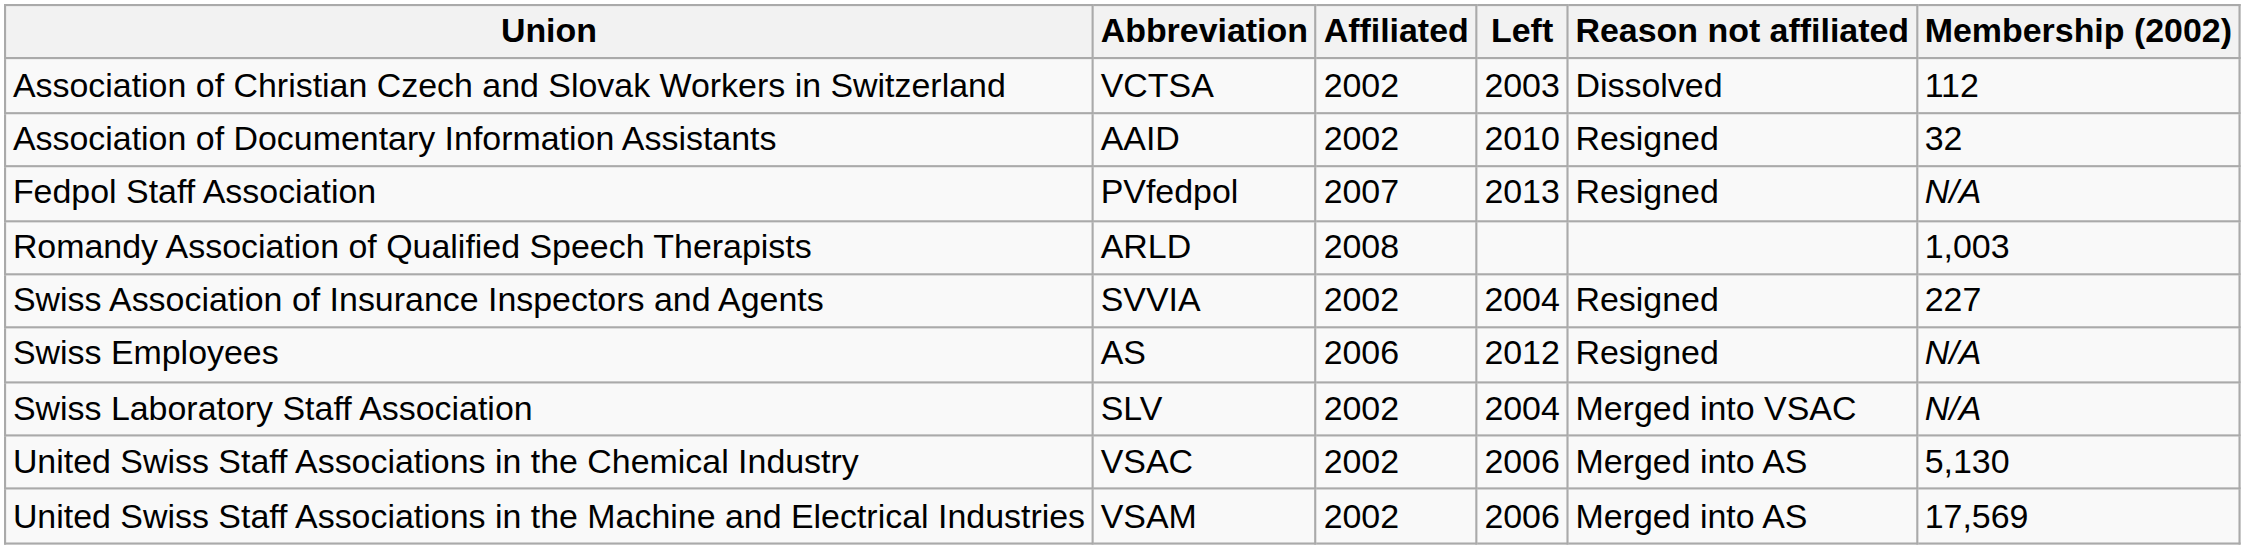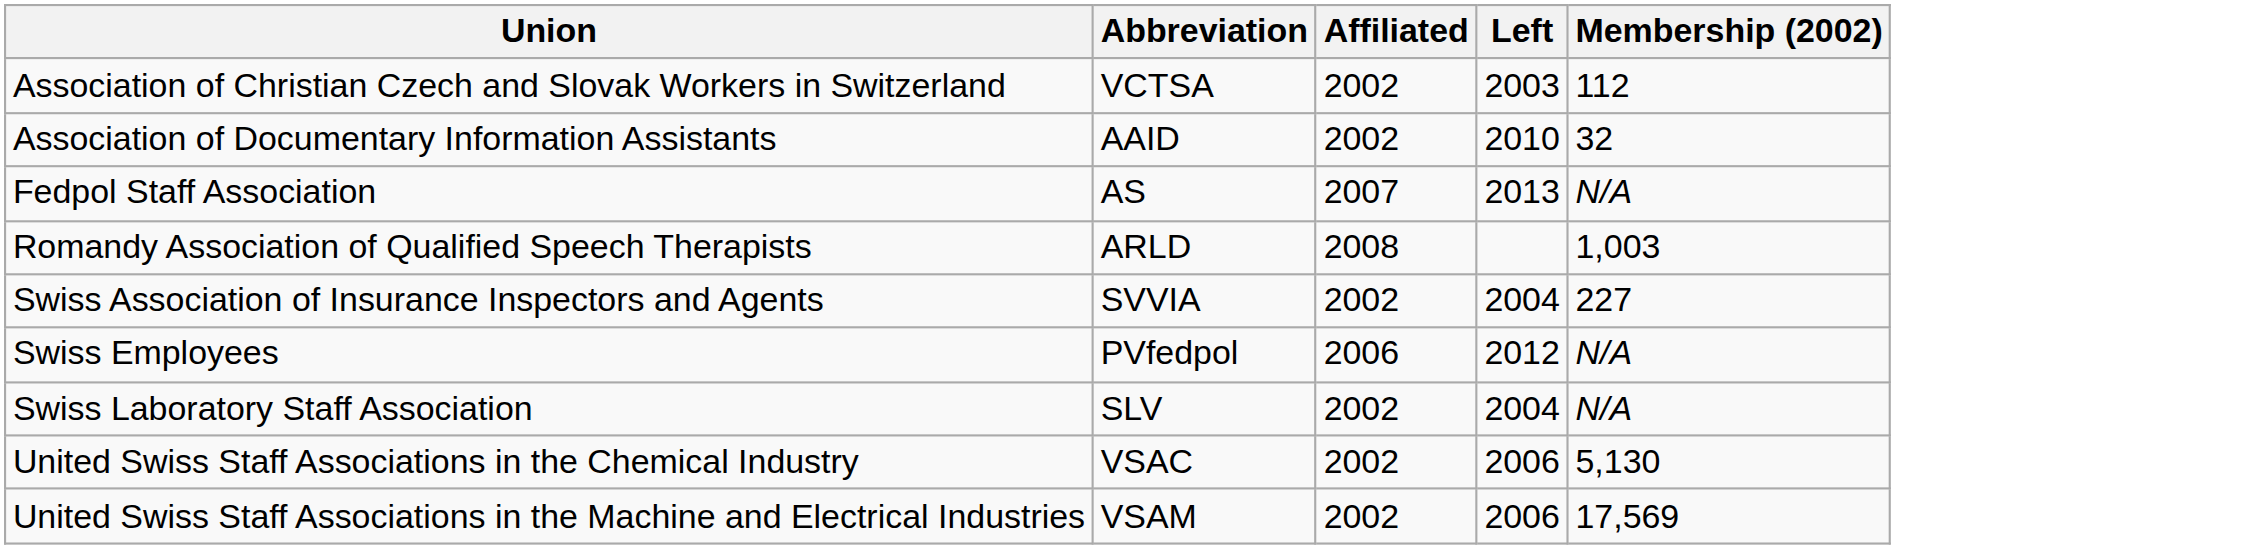- column: (1742, 31)
(1170, 192) PVfedpol -> (1123, 192) AS
(1123, 354) AS -> (1170, 354) PVfedpol
